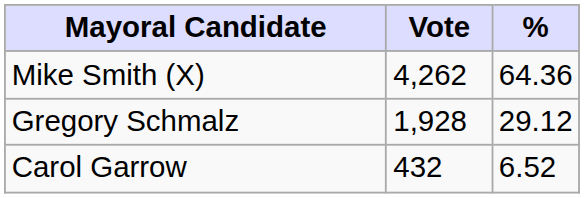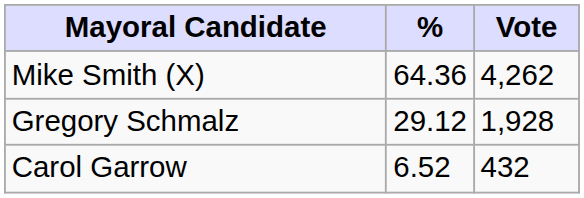columns swapped: (439, 27) <-> (536, 27)
